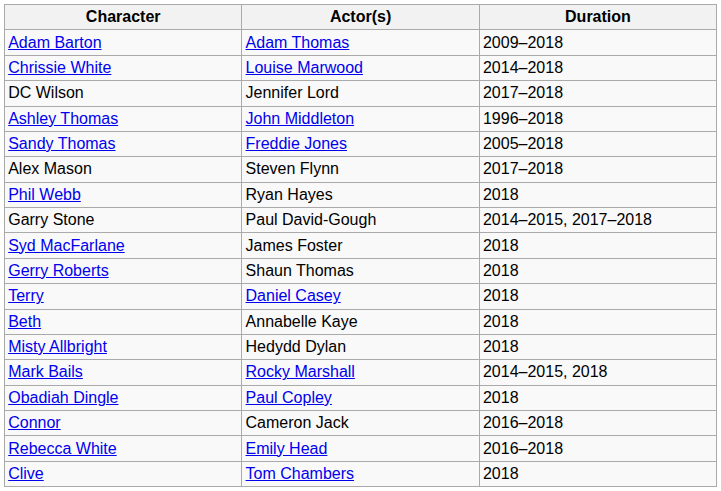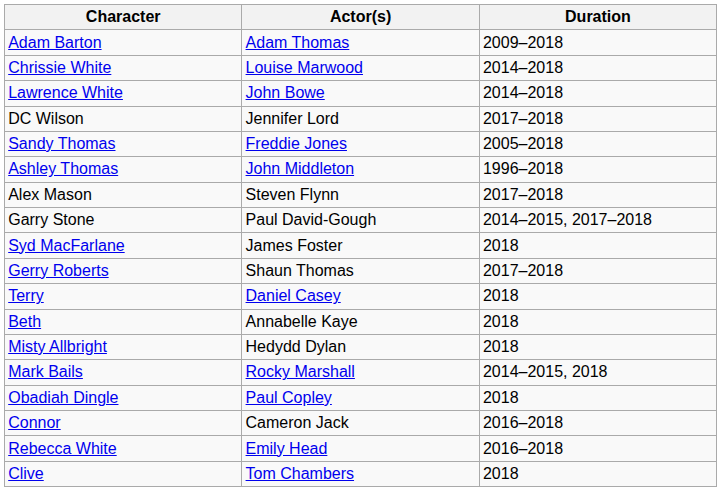+ row: (66, 93)
rows swapped: (63, 118) <-> (62, 144)
- row: (45, 194)
(501, 270) 2018 -> (523, 270) 2017–2018
